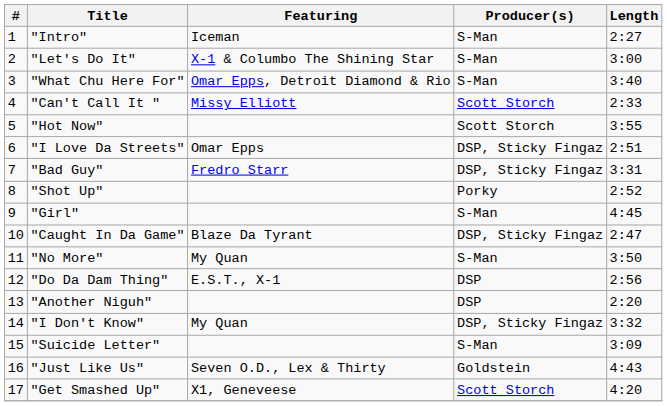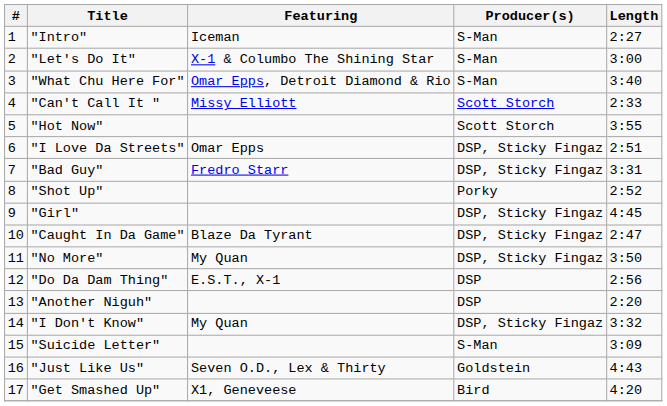(477, 214) S-Man -> (530, 214) DSP, Sticky Fingaz
(477, 258) S-Man -> (530, 258) DSP, Sticky Fingaz
(506, 390) Scott Storch -> (473, 390) Bird
